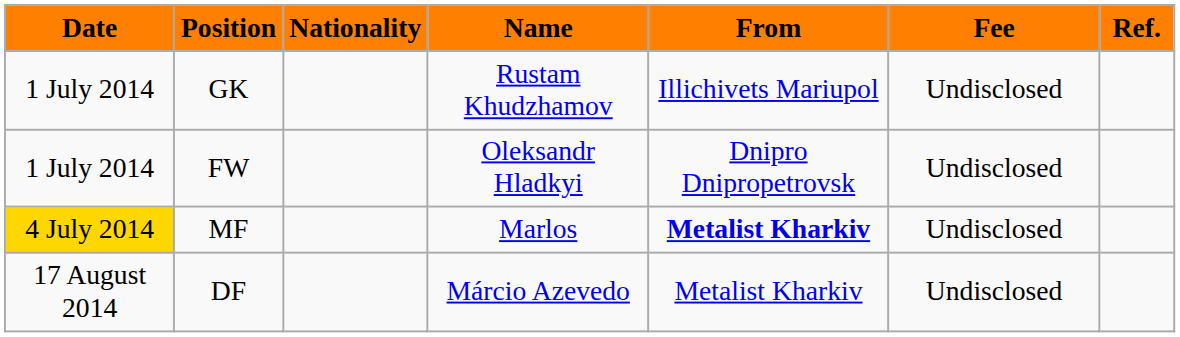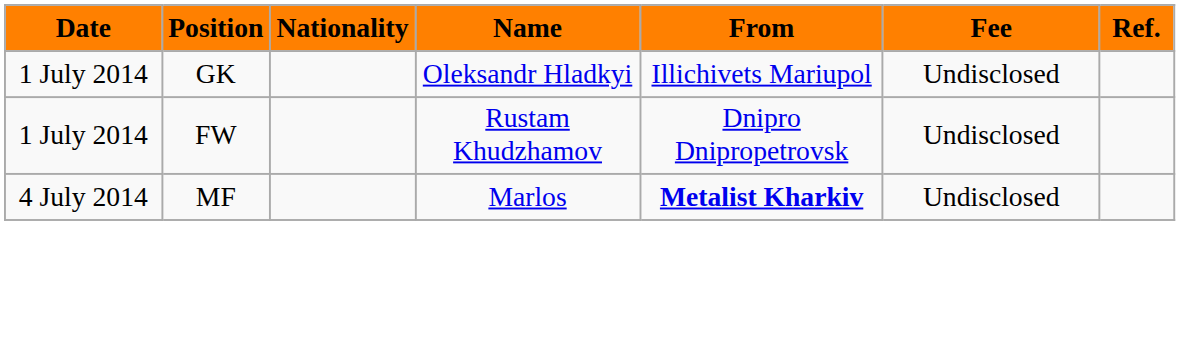(538, 89) Rustam Khudzhamov -> (528, 73) Oleksandr Hladkyi
(538, 167) Oleksandr Hladkyi -> (528, 135) Rustam Khudzhamov
(90, 229) gold background -> (83, 197) no background
- row: (229, 291)
